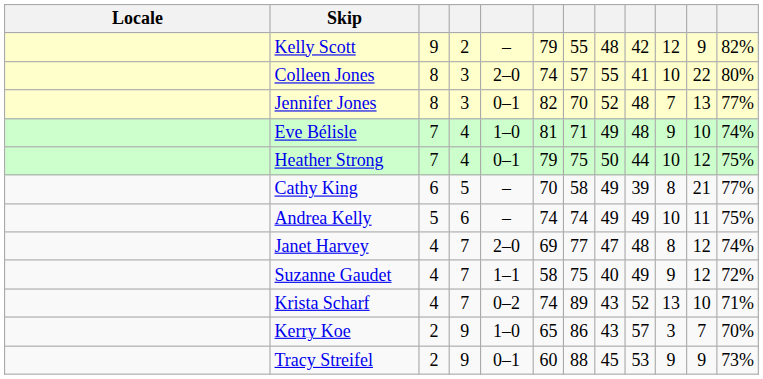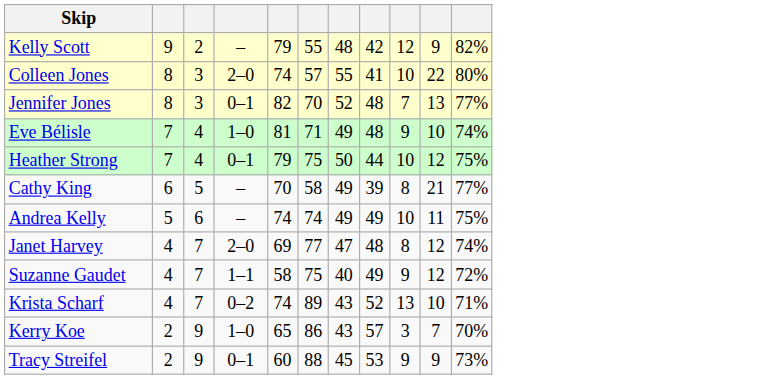- column: (137, 18)
